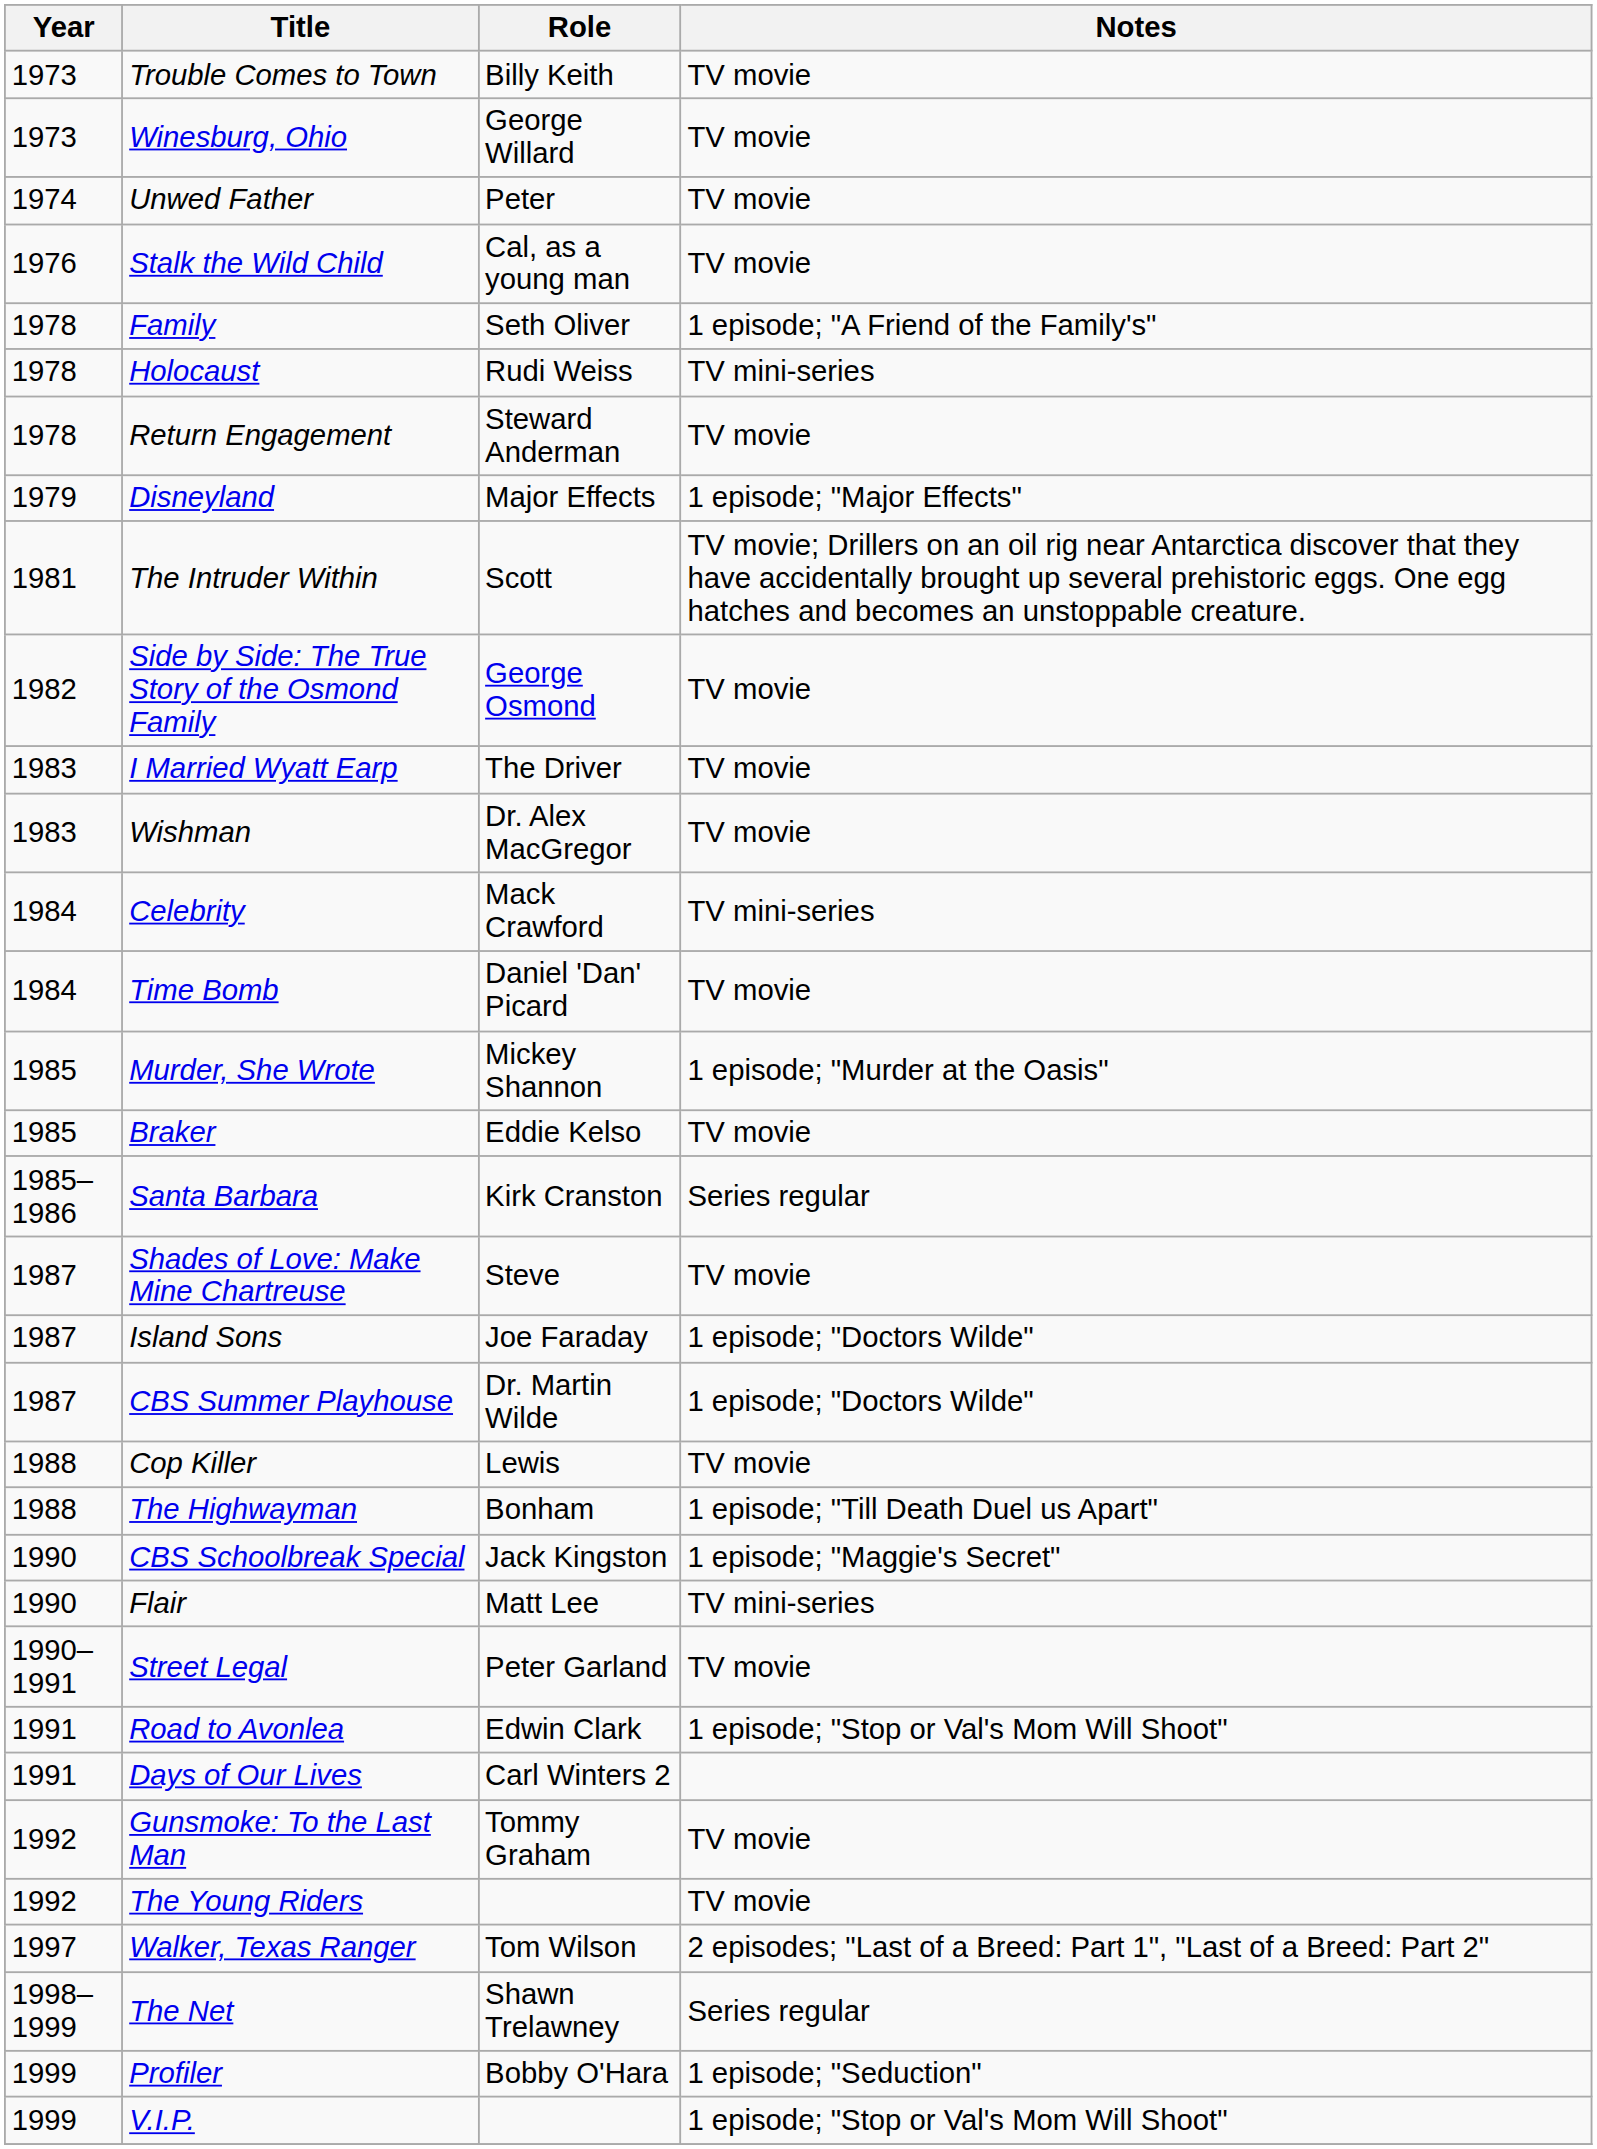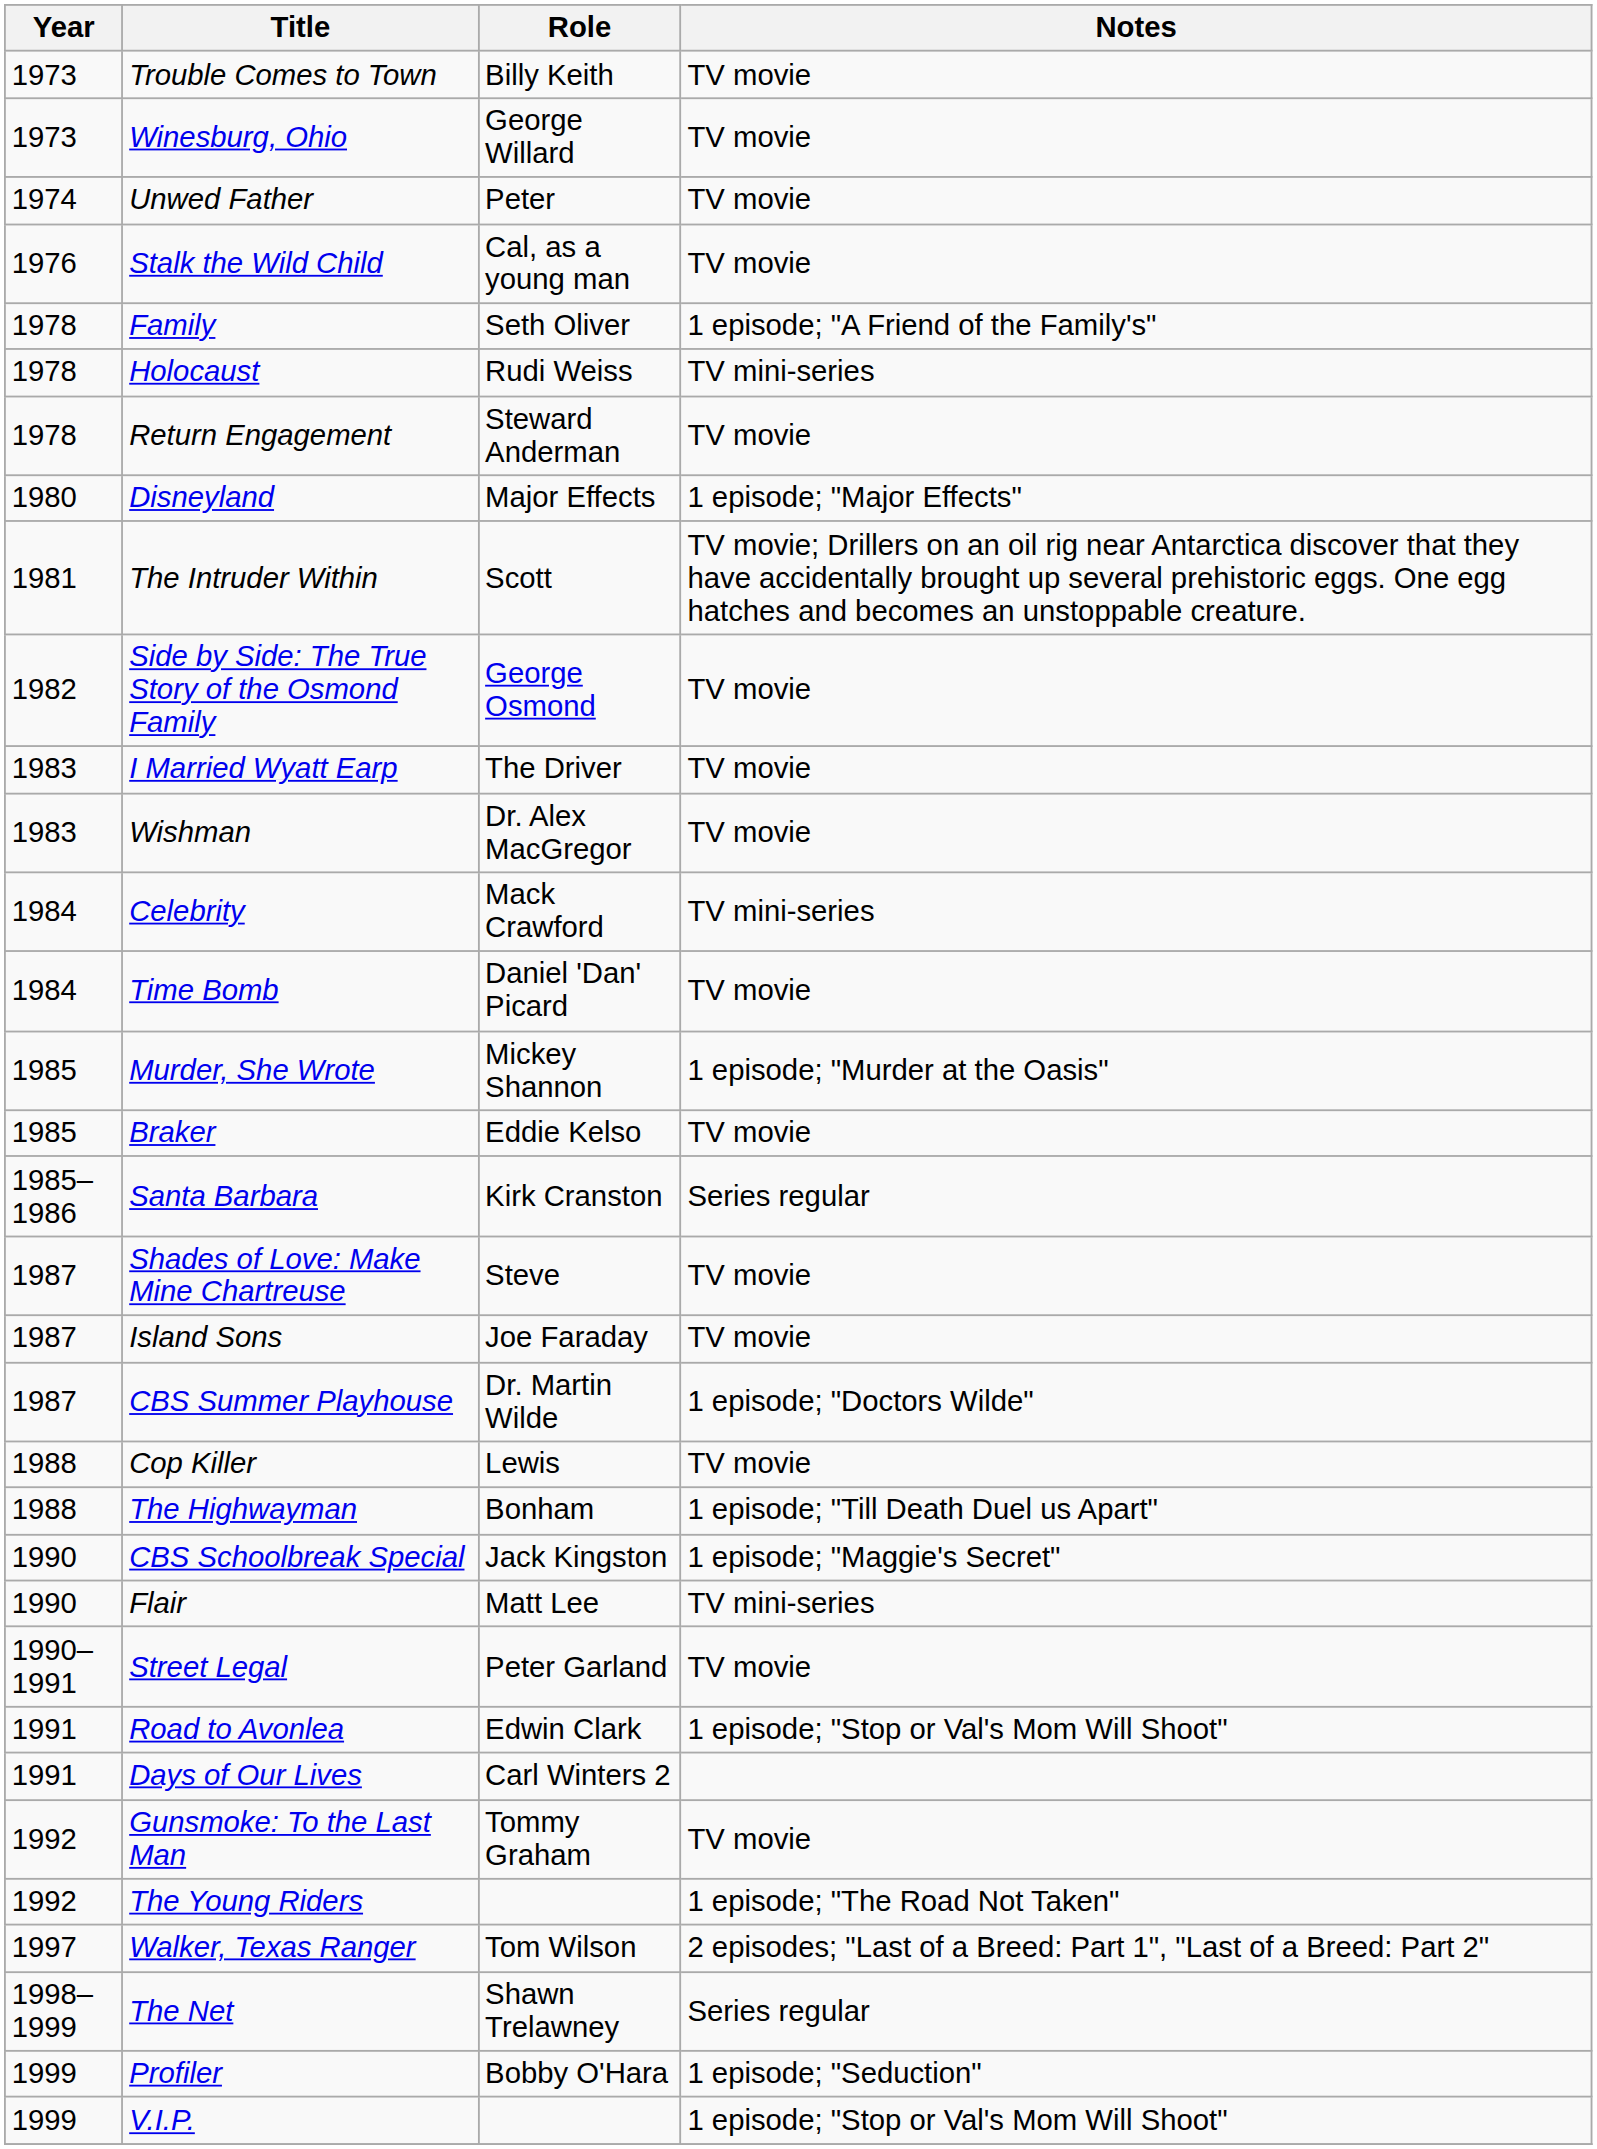(44, 498) 1979 -> (44, 498) 1980
(861, 1338) 1 episode; "Doctors Wilde" -> (749, 1338) TV movie
(749, 1901) TV movie -> (903, 1901) 1 episode; "The Road Not Taken"
